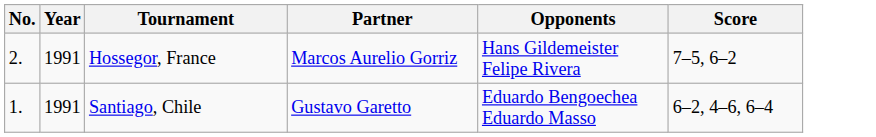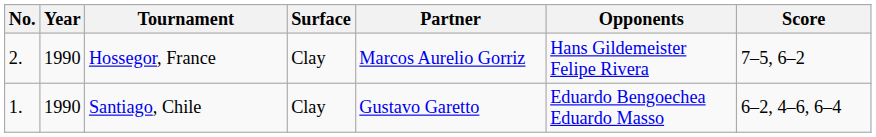+ column: (321, 18)
(62, 58) 1991 -> (62, 58) 1990
(62, 107) 1991 -> (62, 107) 1990
